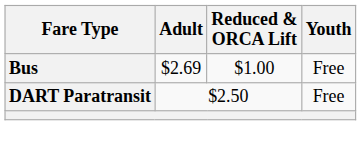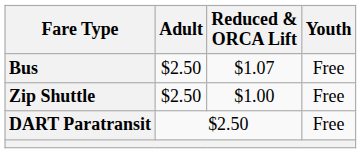(181, 68) $2.69 -> (181, 68) $2.50
(254, 68) $1.00 -> (254, 68) $1.07
+ row: (52, 96)
